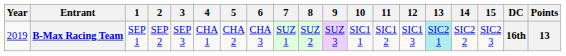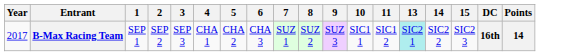- column: (412, 12)
(17, 35) 2019 -> (17, 35) 2017
(544, 35) 13 -> (518, 35) 14
